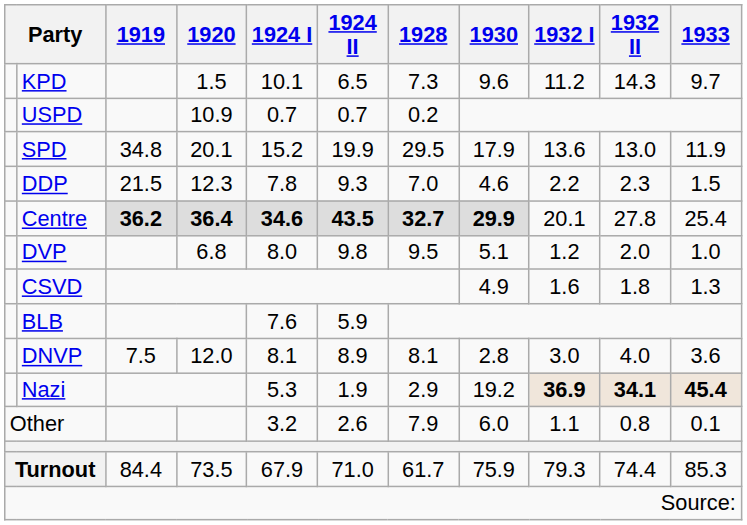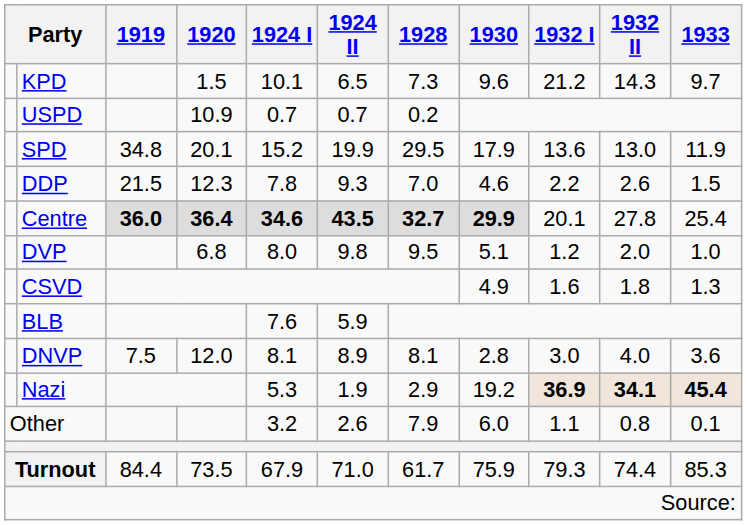(564, 81) 11.2 -> (564, 81) 21.2
(635, 184) 2.3 -> (635, 184) 2.6
(141, 218) 36.2 -> (141, 218) 36.0
